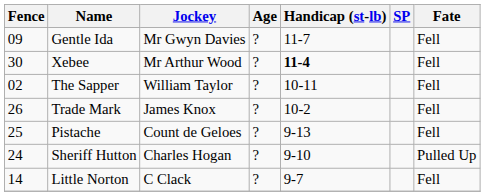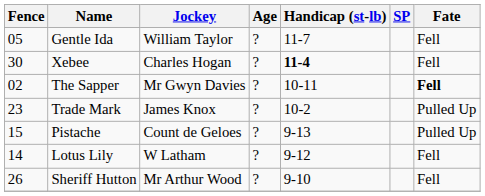(15, 39) 09 -> (15, 39) 05
(194, 39) Mr Gwyn Davies -> (188, 39) William Taylor
(193, 62) Mr Arthur Wood -> (187, 62) Charles Hogan
(188, 86) William Taylor -> (194, 86) Mr Gwyn Davies
(429, 86) normal -> (429, 86) bold
(15, 109) 26 -> (15, 109) 23
(429, 109) Fell -> (447, 109) Pulled Up
(15, 132) 25 -> (15, 132) 15
(429, 132) Fell -> (447, 132) Pulled Up
+ row: (82, 156)
(15, 156) 24 -> (15, 179) 26
(187, 156) Charles Hogan -> (193, 179) Mr Arthur Wood
(447, 156) Pulled Up -> (429, 179) Fell
- row: (90, 179)
